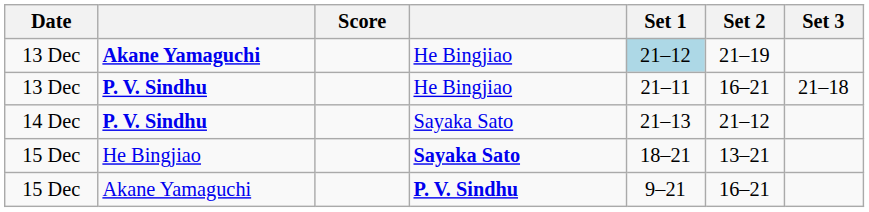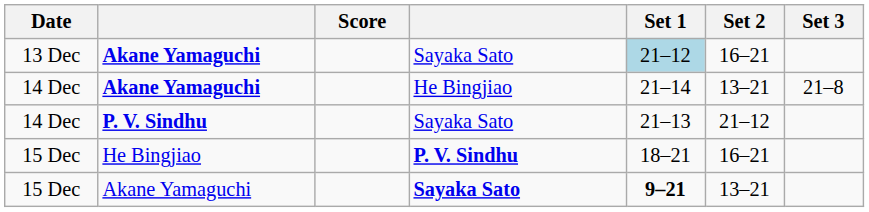(463, 55) He Bingjiao -> (463, 55) Sayaka Sato
(744, 55) 21–19 -> (744, 55) 16–21
- row: (51, 88)
+ row: (51, 88)
(467, 155) Sayaka Sato -> (466, 155) P. V. Sindhu
(744, 155) 13–21 -> (744, 155) 16–21
(466, 189) P. V. Sindhu -> (467, 189) Sayaka Sato
(665, 189) normal -> (665, 189) bold
(744, 189) 16–21 -> (744, 189) 13–21
